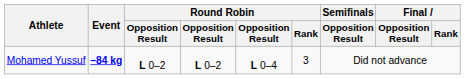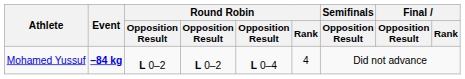(306, 61) 3 -> (306, 61) 4
